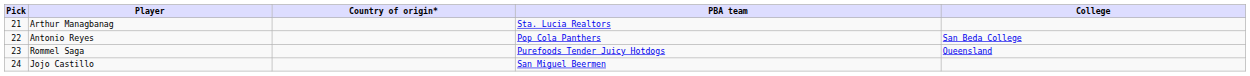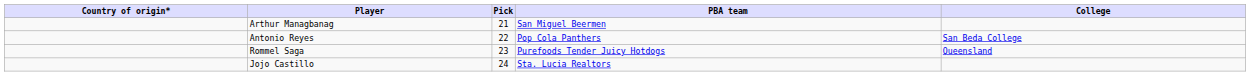columns swapped: (16, 11) <-> (394, 11)
(564, 24) Sta. Lucia Realtors -> (562, 24) San Miguel Beermen
(562, 64) San Miguel Beermen -> (564, 64) Sta. Lucia Realtors
